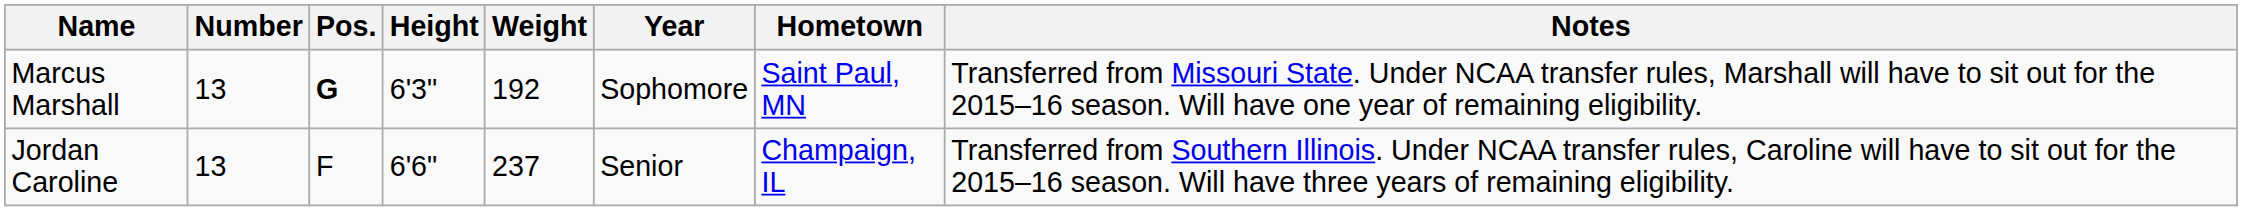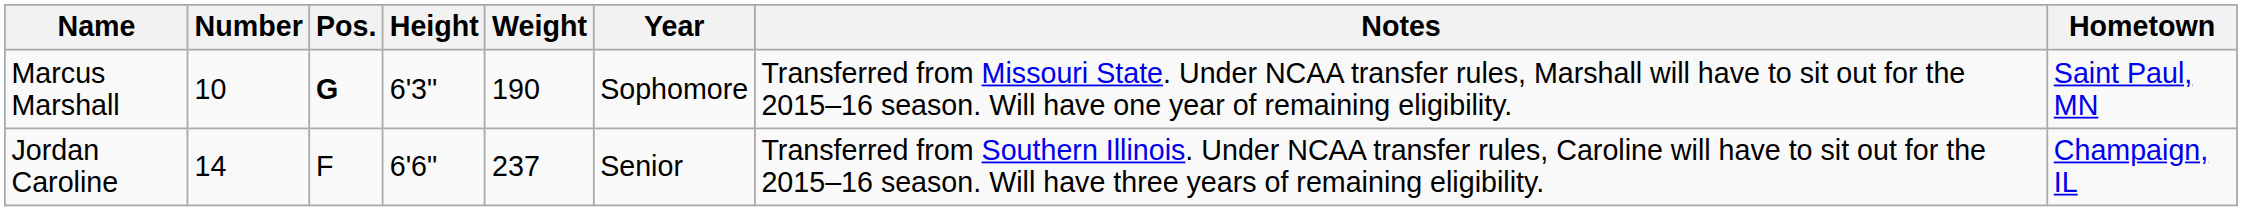columns swapped: (850, 27) <-> (1591, 27)
(211, 88) 13 -> (211, 88) 10
(516, 88) 192 -> (516, 88) 190
(211, 166) 13 -> (211, 166) 14
